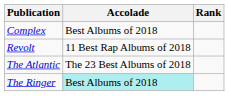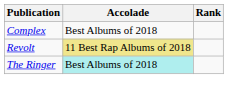(128, 47) no background -> (128, 47) khaki background
- row: (33, 64)
